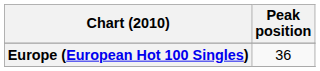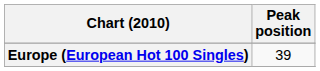(283, 54) 36 -> (283, 54) 39
